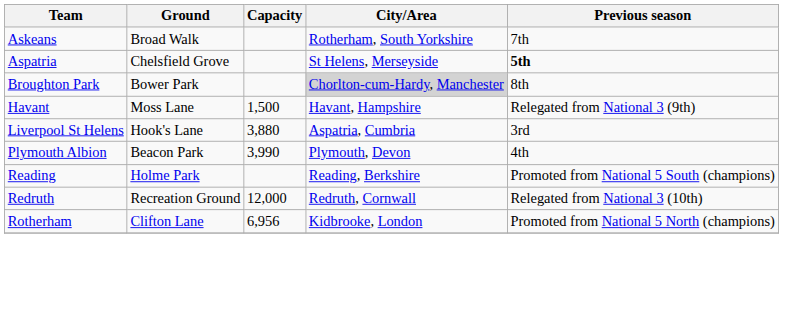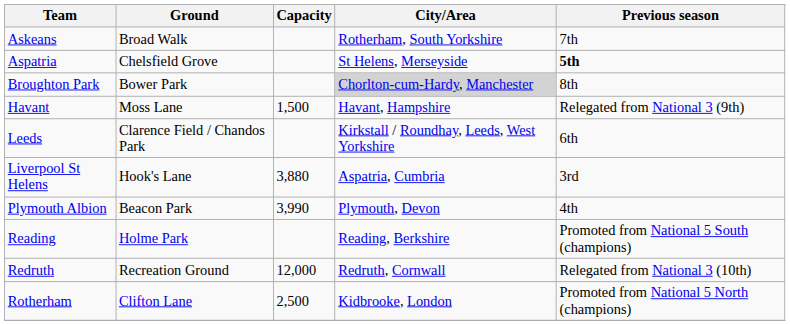+ row: (25, 138)
(263, 221) 6,956 -> (293, 300) 2,500
